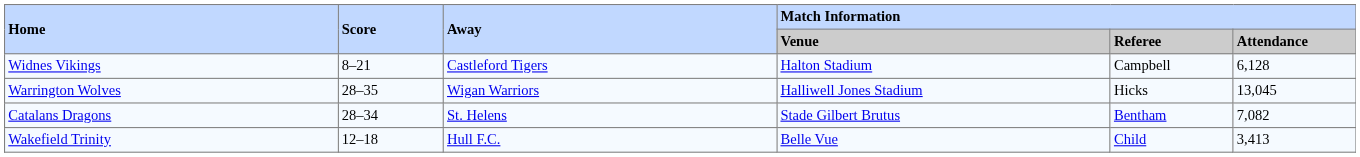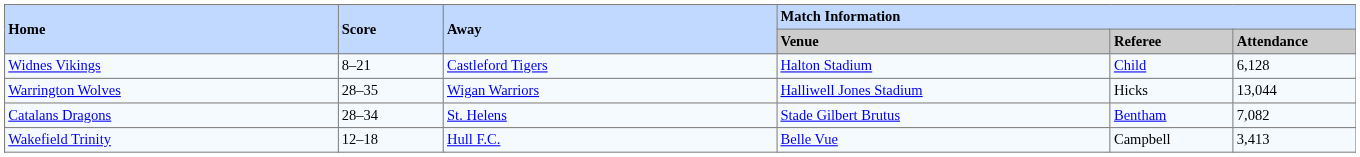(1142, 66) Campbell -> (1130, 66) Child
(1257, 90) 13,045 -> (1257, 90) 13,044
(1130, 139) Child -> (1142, 139) Campbell
